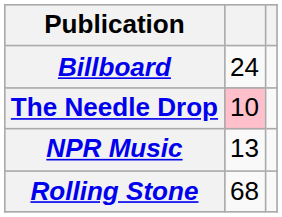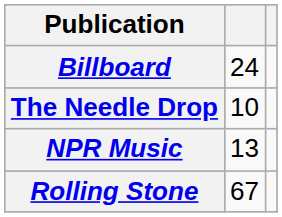(245, 107) pink background -> (245, 107) no background
(245, 190) 68 -> (245, 190) 67
